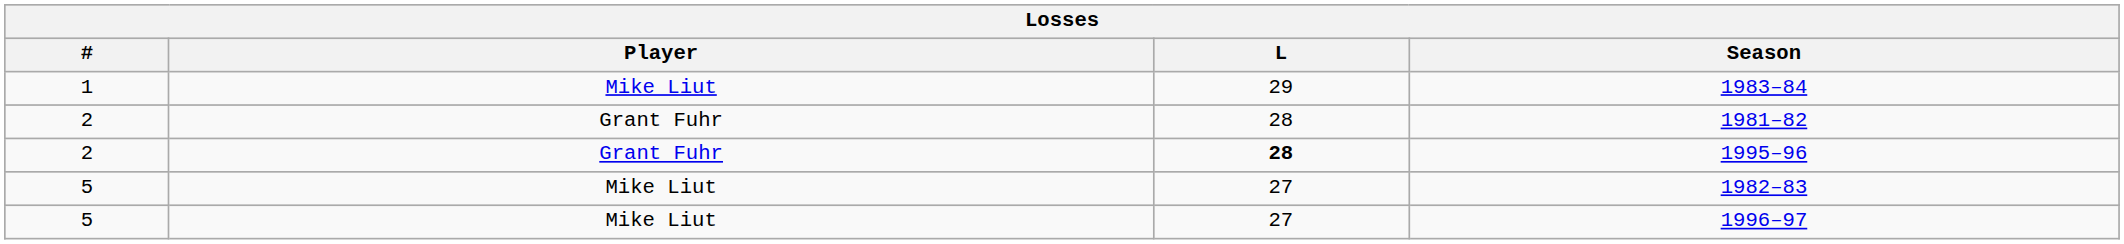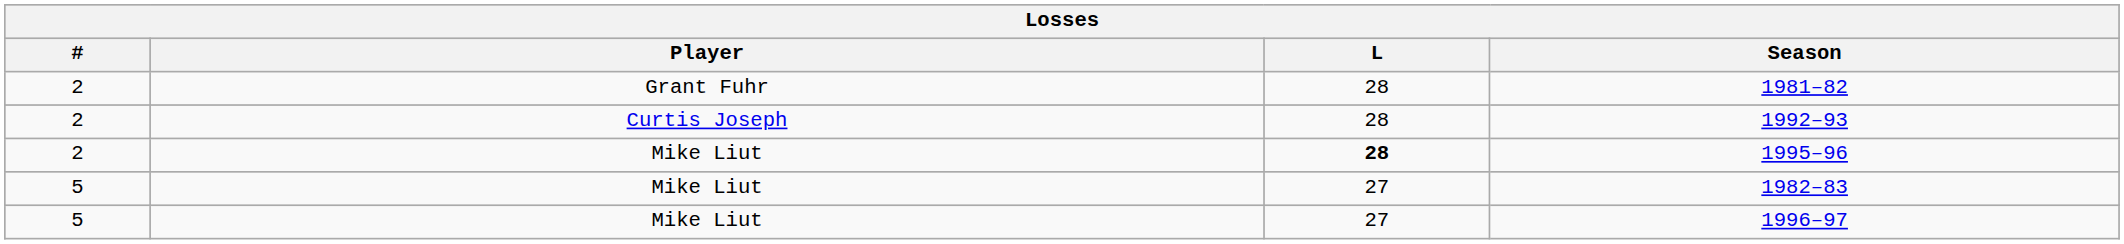- row: (1764, 88)
+ row: (1805, 122)
(661, 155) Grant Fuhr -> (707, 155) Mike Liut
